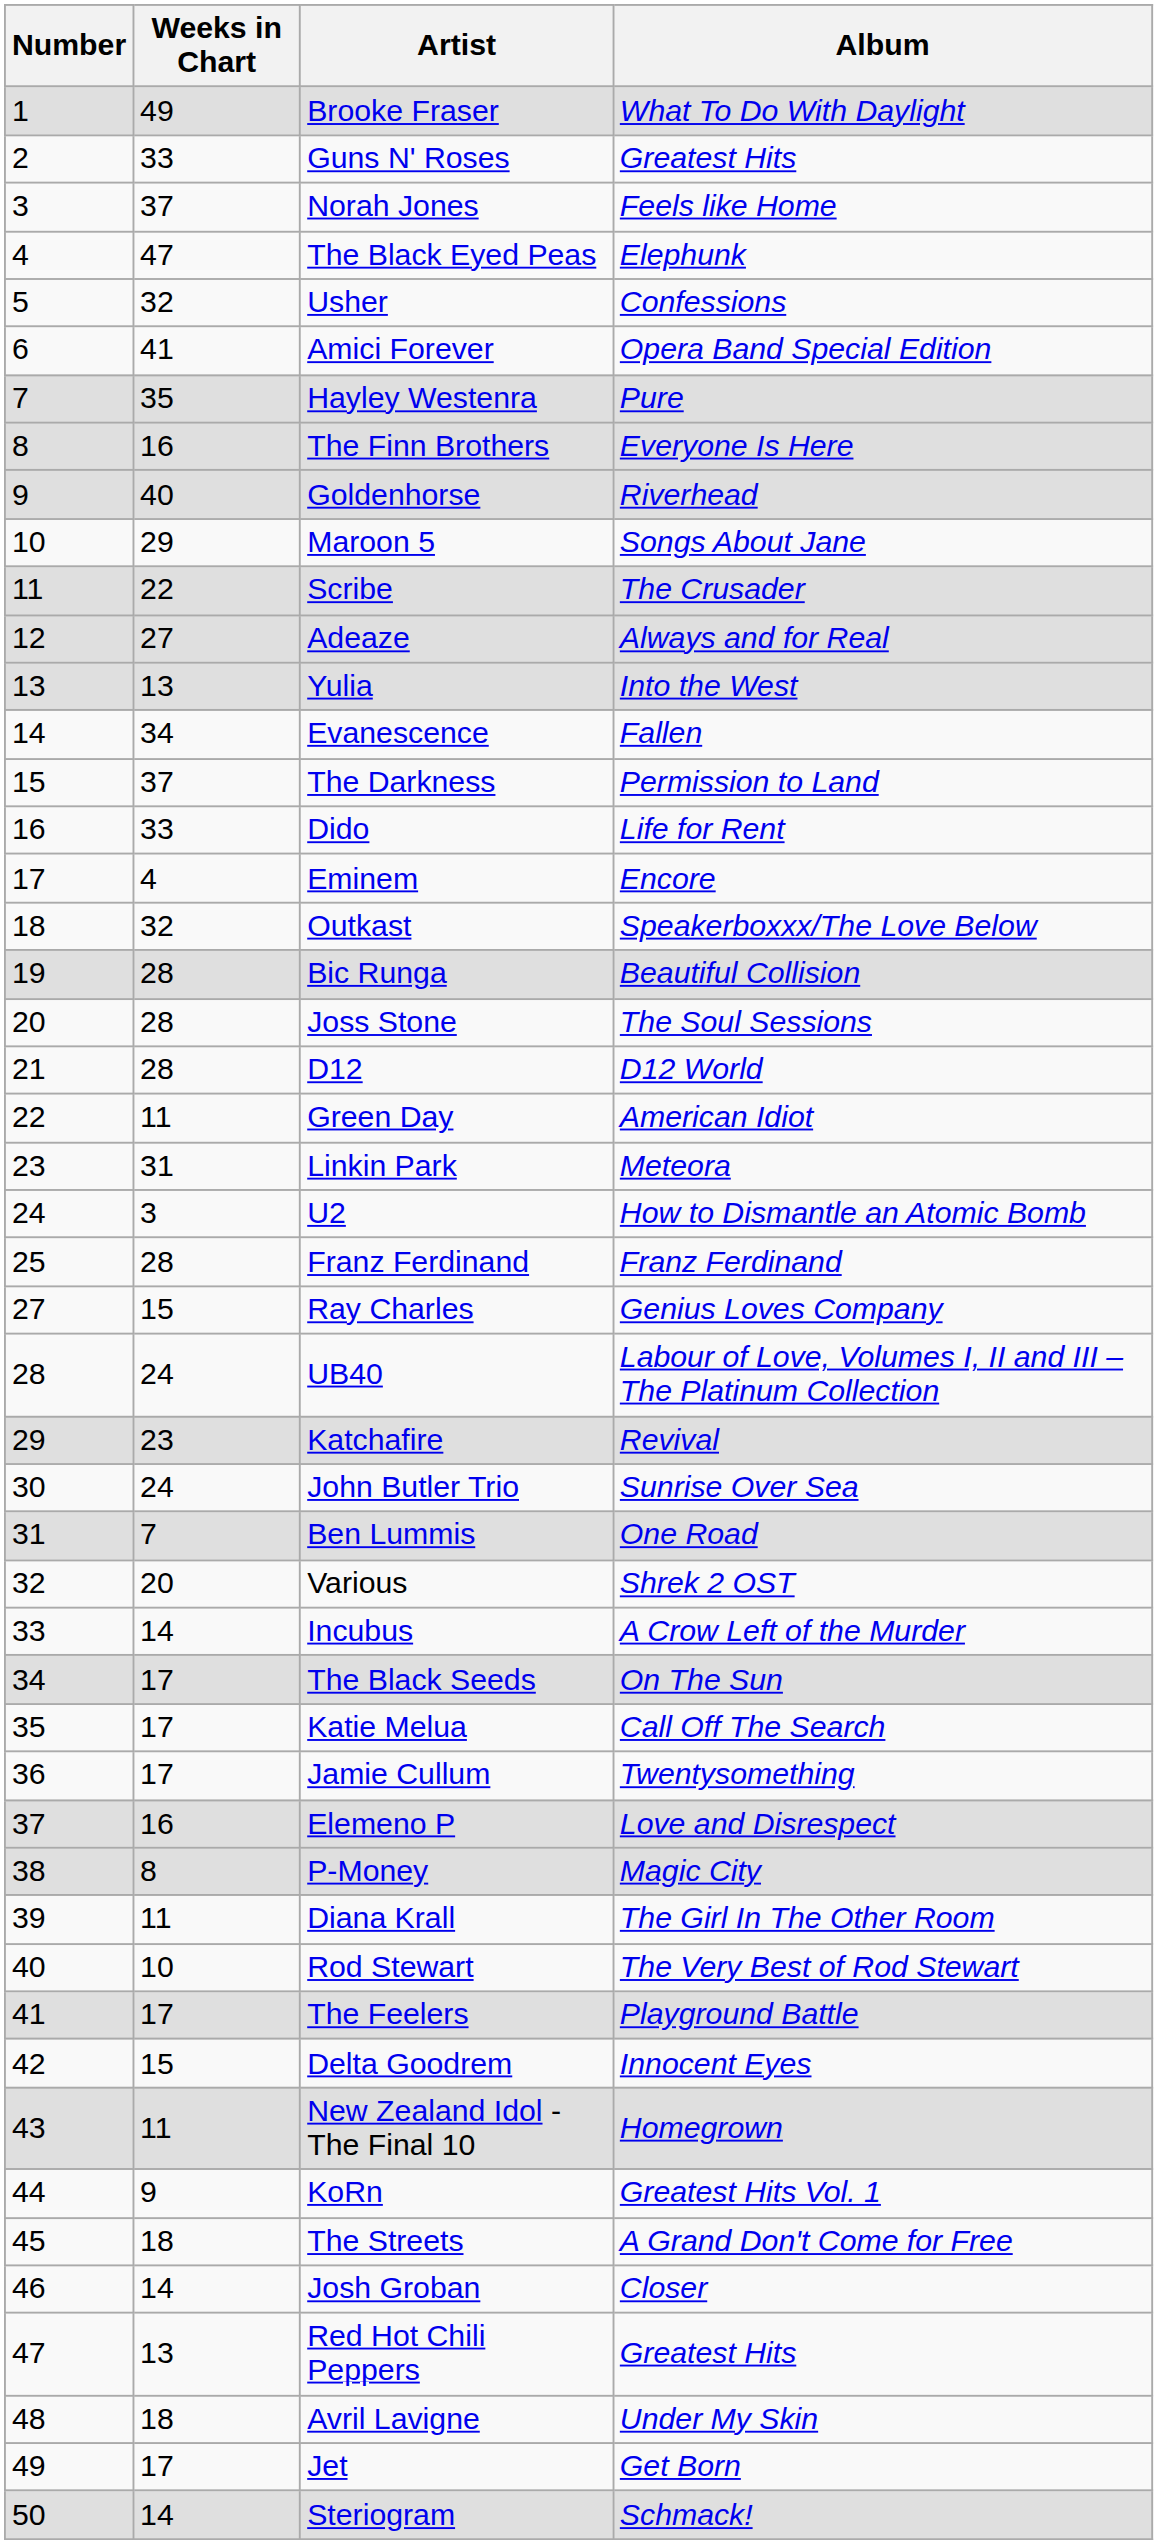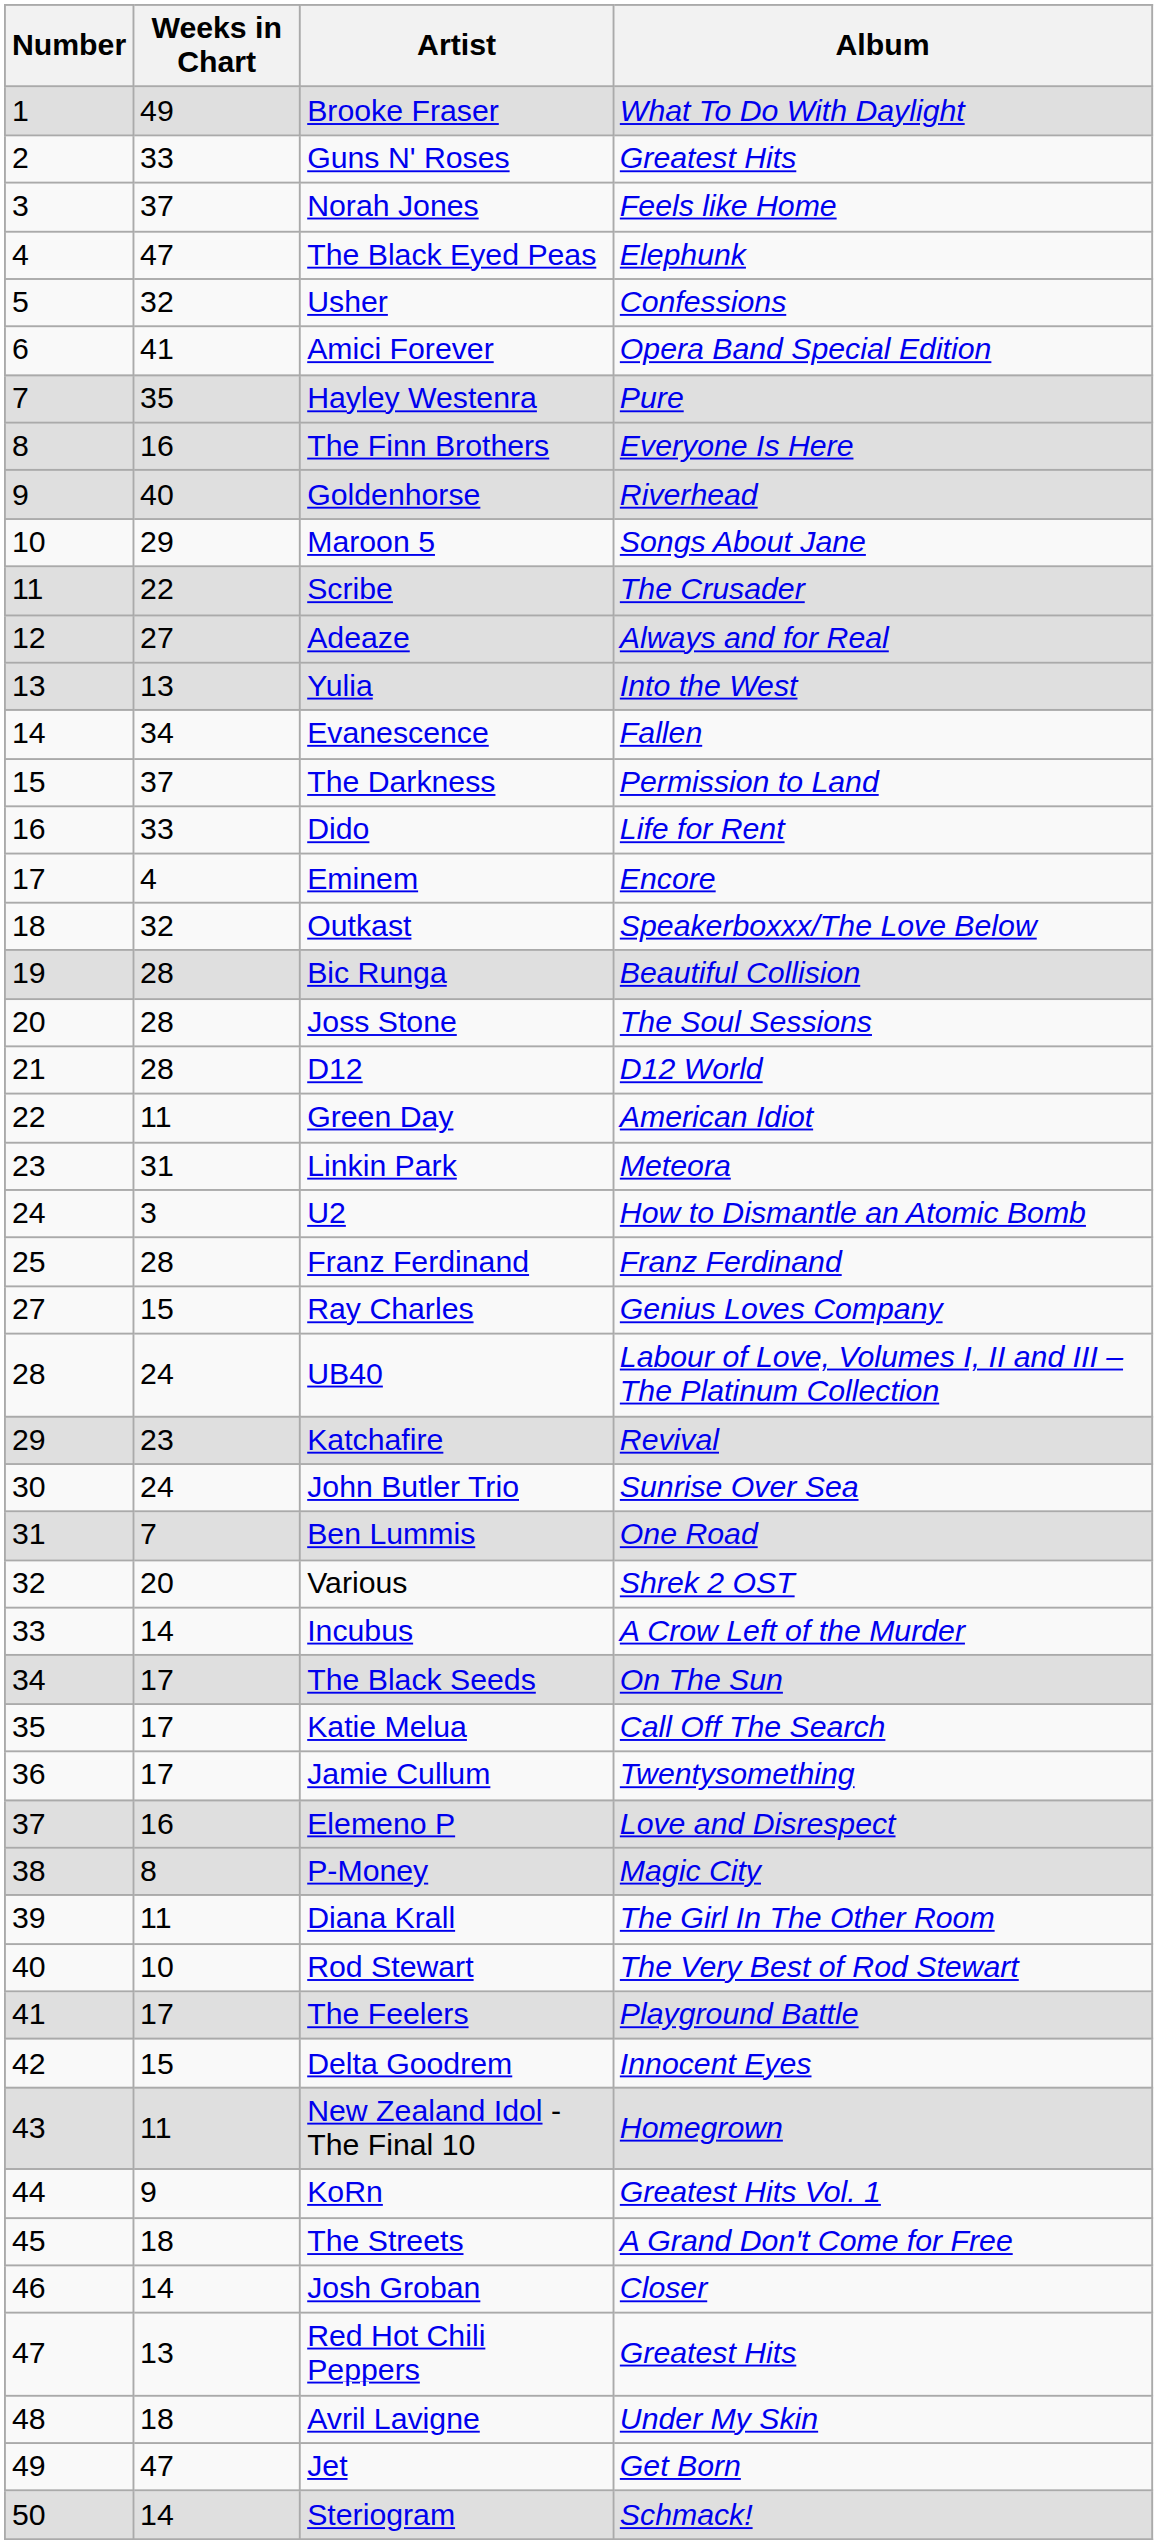(157, 2466) 17 -> (157, 2466) 47
